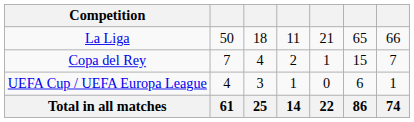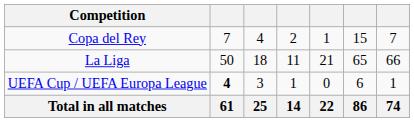rows swapped: (107, 38) <-> (107, 60)
(227, 83) normal -> (227, 83) bold
